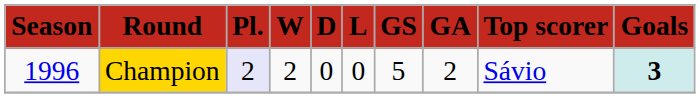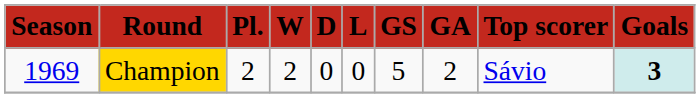(52, 69) 1996 -> (52, 69) 1969
(248, 69) lavender background -> (248, 69) no background
